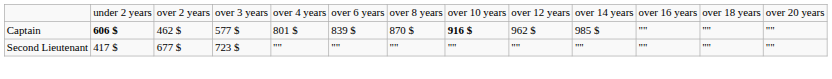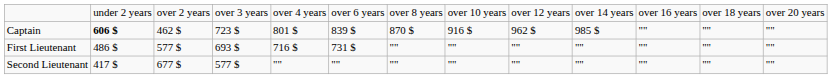(227, 30) 577 $ -> (227, 30) 723 $
(460, 30) bold -> (460, 30) normal
+ row: (41, 47)
(227, 47) 723 $ -> (227, 64) 577 $
